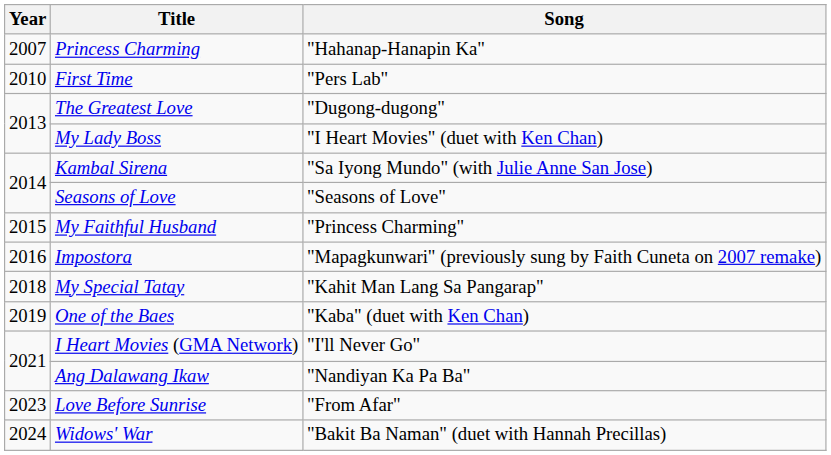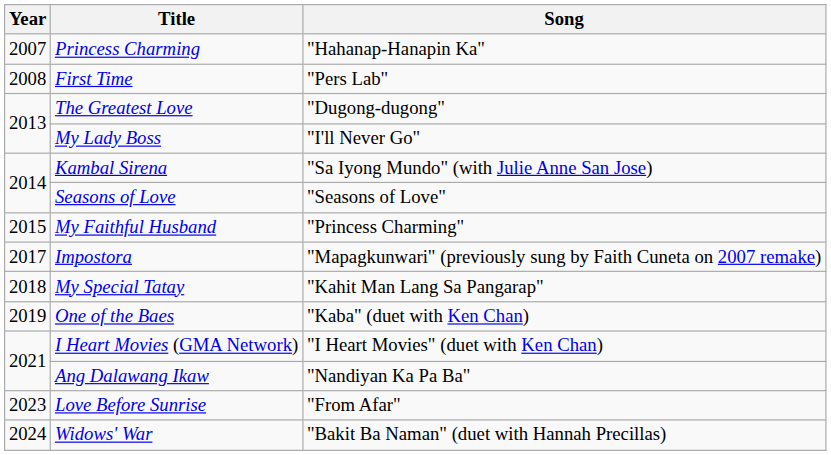(28, 78) 2010 -> (28, 78) 2008
(455, 138) "I Heart Movies" (duet with Ken Chan) -> (364, 138) "I'll Never Go"
(28, 256) 2016 -> (28, 256) 2017
(364, 345) "I'll Never Go" -> (455, 345) "I Heart Movies" (duet with Ken Chan)
